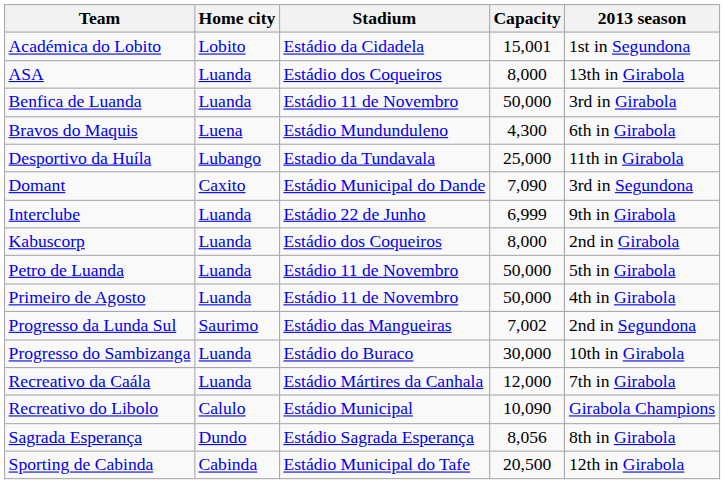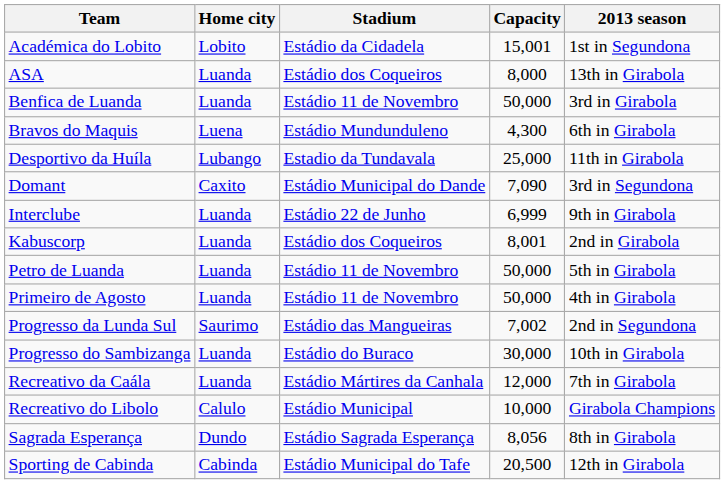(527, 241) 8,000 -> (527, 241) 8,001
(527, 409) 10,090 -> (527, 409) 10,000
